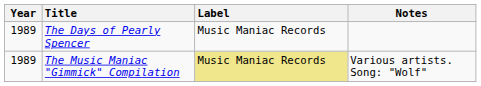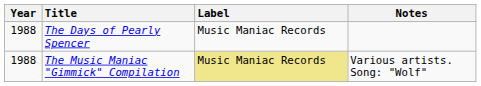(23, 30) 1989 -> (23, 30) 1988
(23, 60) 1989 -> (23, 60) 1988
